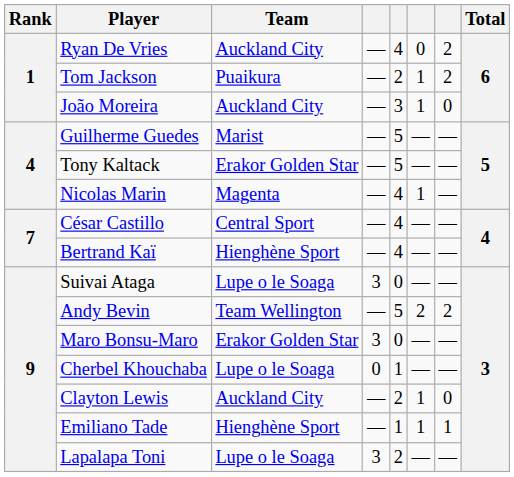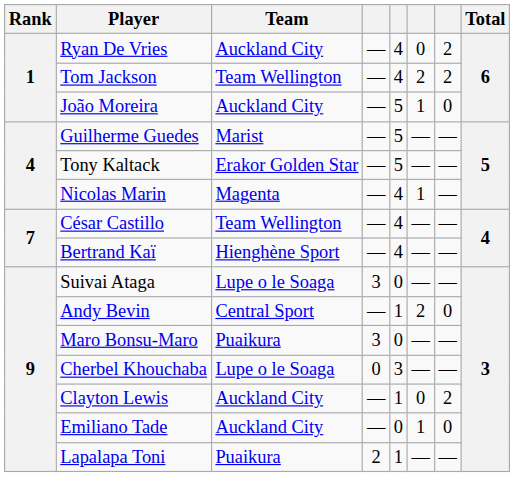(248, 77) Puaikura -> (278, 77) Team Wellington
(398, 77) 2 -> (398, 77) 4
(421, 77) 1 -> (421, 77) 2
(398, 106) 3 -> (398, 106) 5
(265, 223) Central Sport -> (278, 223) Team Wellington
(278, 310) Team Wellington -> (265, 310) Central Sport
(398, 310) 5 -> (398, 310) 1
(448, 310) 2 -> (448, 310) 0
(287, 340) Erakor Golden Star -> (248, 340) Puaikura
(398, 369) 1 -> (398, 369) 3
(398, 398) 2 -> (398, 398) 1
(421, 398) 1 -> (421, 398) 0
(448, 398) 0 -> (448, 398) 2
(277, 427) Hienghène Sport -> (269, 427) Auckland City
(398, 427) 1 -> (398, 427) 0
(448, 427) 1 -> (448, 427) 0
(275, 456) Lupe o le Soaga -> (248, 456) Puaikura
(376, 456) 3 -> (376, 456) 2
(398, 456) 2 -> (398, 456) 1
